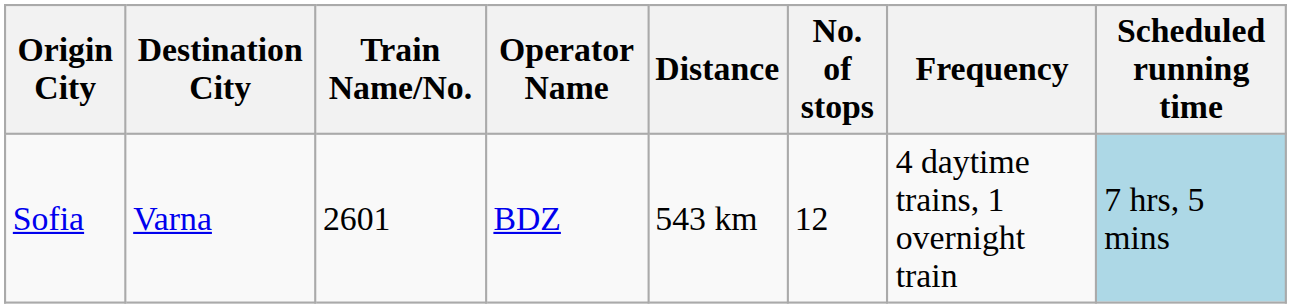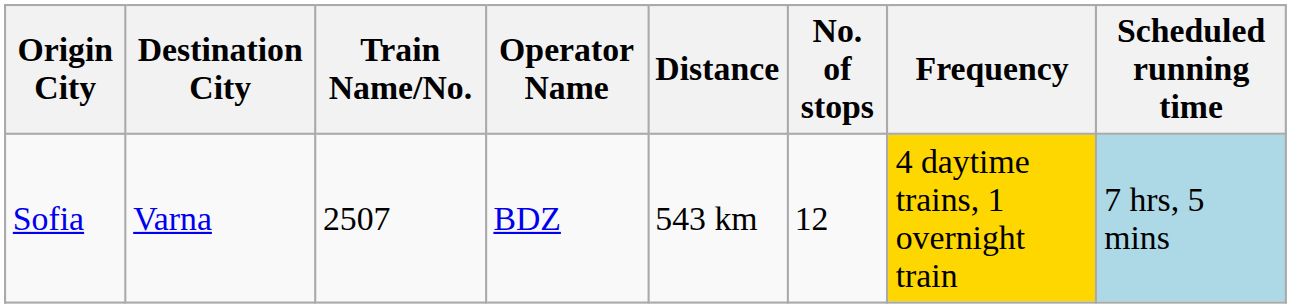(357, 217) 2601 -> (357, 217) 2507
(963, 217) no background -> (963, 217) gold background
